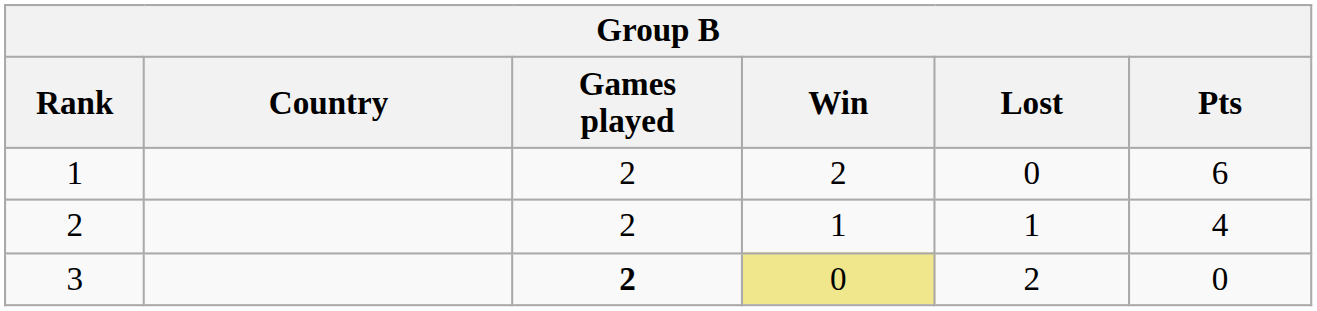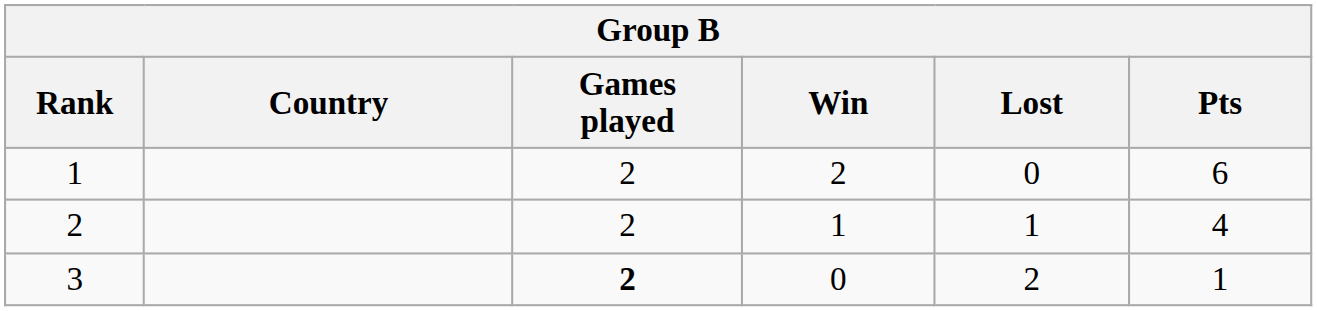(838, 278) khaki background -> (838, 278) no background
(1220, 278) 0 -> (1220, 278) 1
